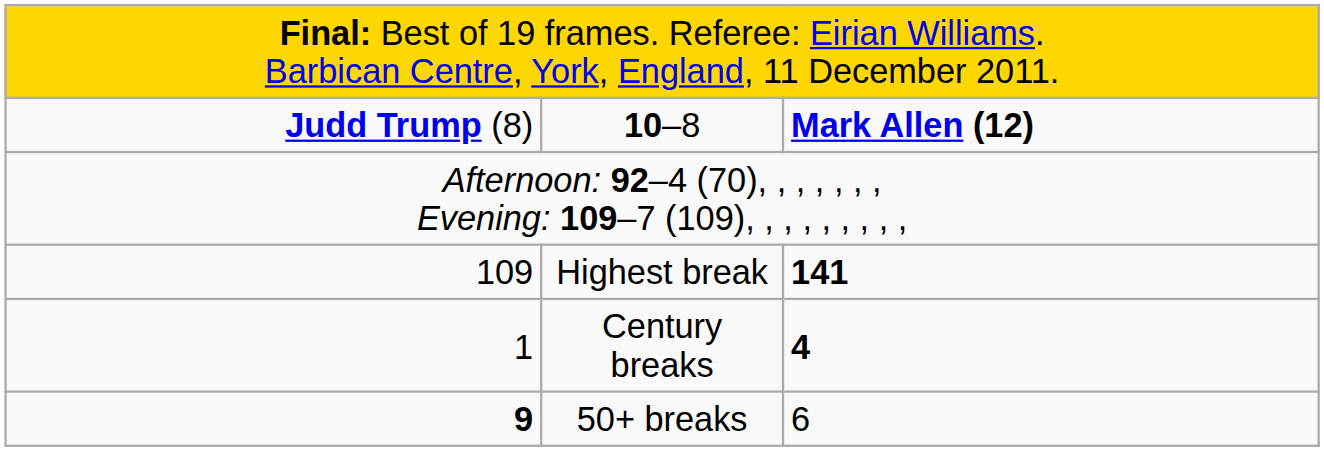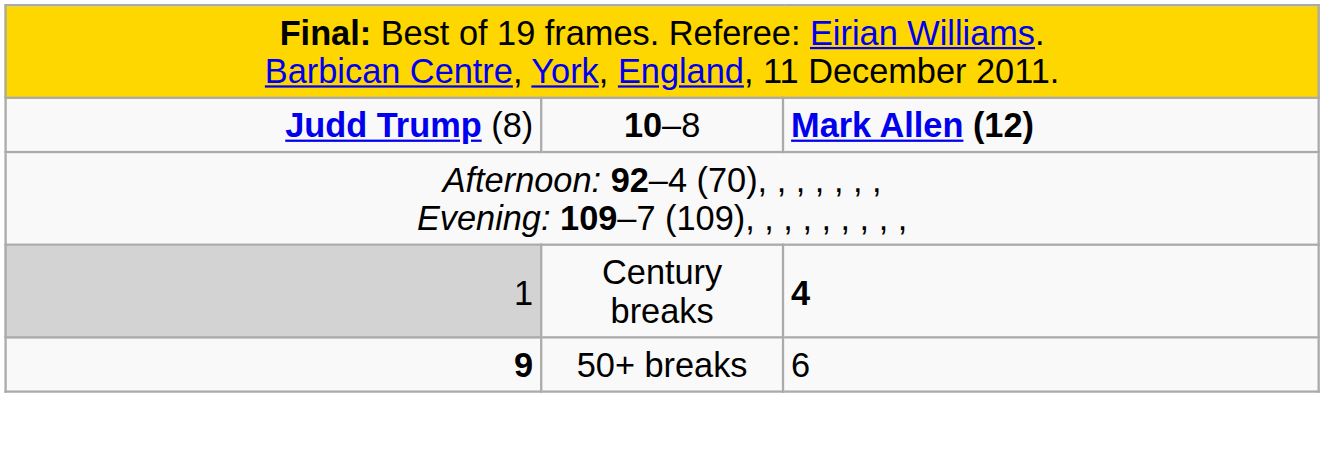- row: (662, 272)
(524, 346) no background -> (524, 292) lightgrey background
